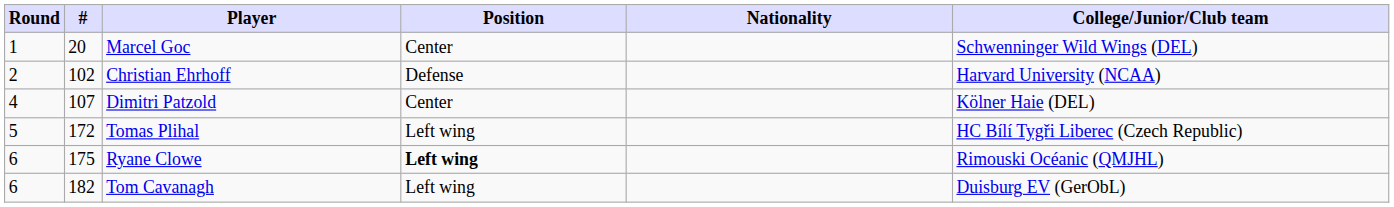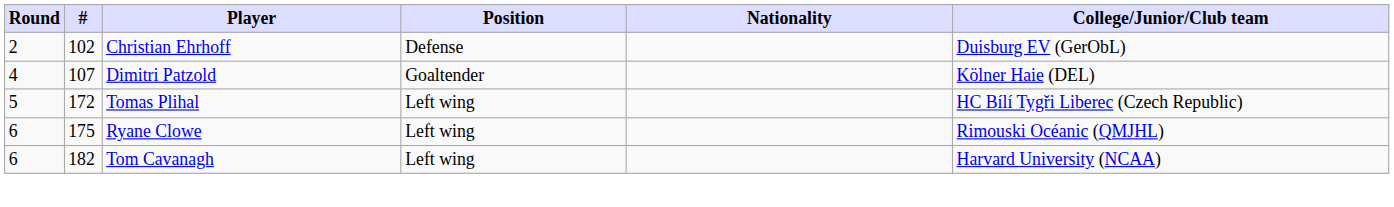- row: (148, 46)
(1059, 74) Harvard University (NCAA) -> (1041, 46) Duisburg EV (GerObL)
(429, 103) Center -> (445, 74) Goaltender
(442, 159) bold -> (440, 131) normal
(1041, 187) Duisburg EV (GerObL) -> (1059, 159) Harvard University (NCAA)
